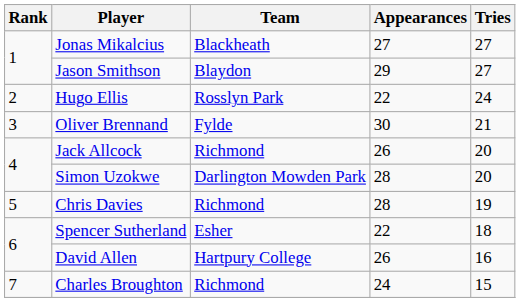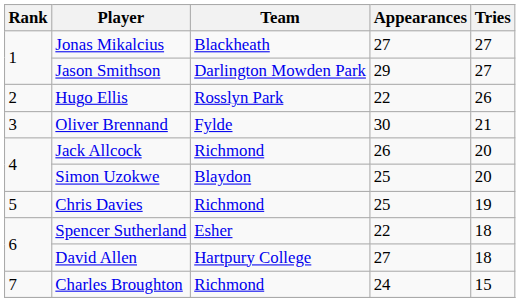(223, 71) Blaydon -> (280, 71) Darlington Mowden Park
(483, 97) 24 -> (483, 97) 26
(280, 177) Darlington Mowden Park -> (223, 177) Blaydon
(382, 177) 28 -> (382, 177) 25
(382, 204) 28 -> (382, 204) 25
(382, 257) 26 -> (382, 257) 27
(483, 257) 16 -> (483, 257) 18
